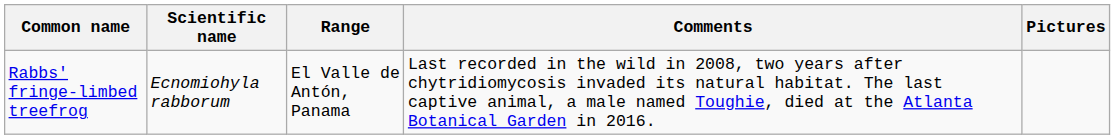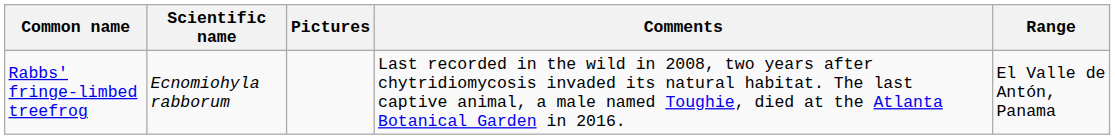columns swapped: (345, 28) <-> (1066, 28)
